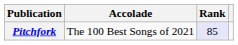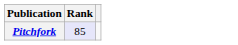- column: (130, 13)
